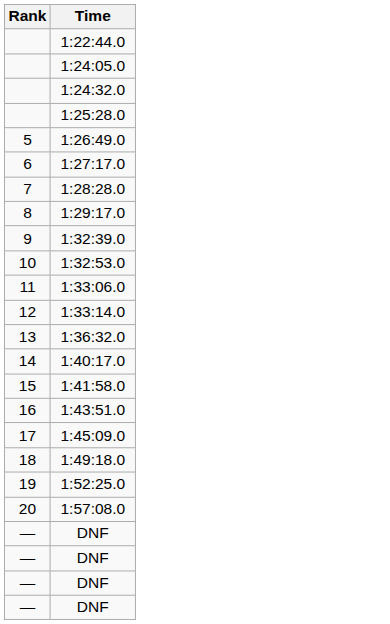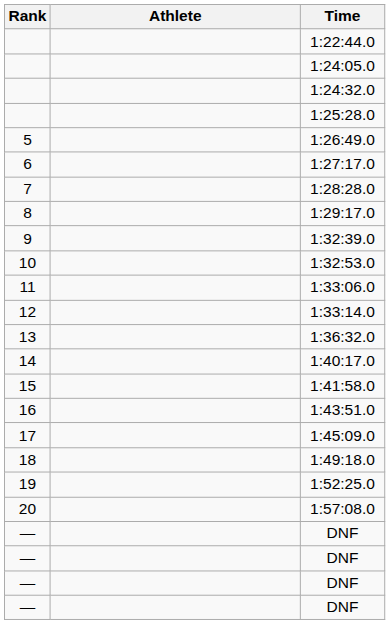+ column: (175, 16)
